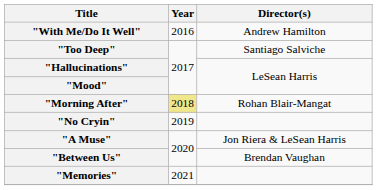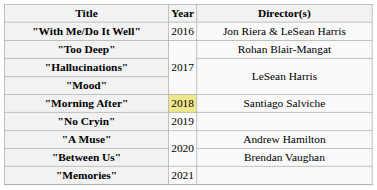(284, 31) Andrew Hamilton -> (284, 31) Jon Riera & LeSean Harris
(284, 49) Santiago Salviche -> (284, 49) Rohan Blair-Mangat
(284, 103) Rohan Blair-Mangat -> (284, 103) Santiago Salviche
(284, 139) Jon Riera & LeSean Harris -> (284, 139) Andrew Hamilton
